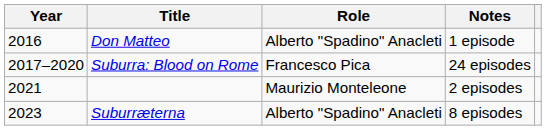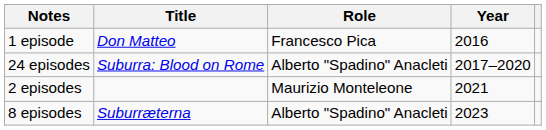columns swapped: (46, 16) <-> (490, 16)
(354, 40) Alberto "Spadino" Anacleti -> (324, 40) Francesco Pica
(318, 64) Francesco Pica -> (359, 64) Alberto "Spadino" Anacleti
